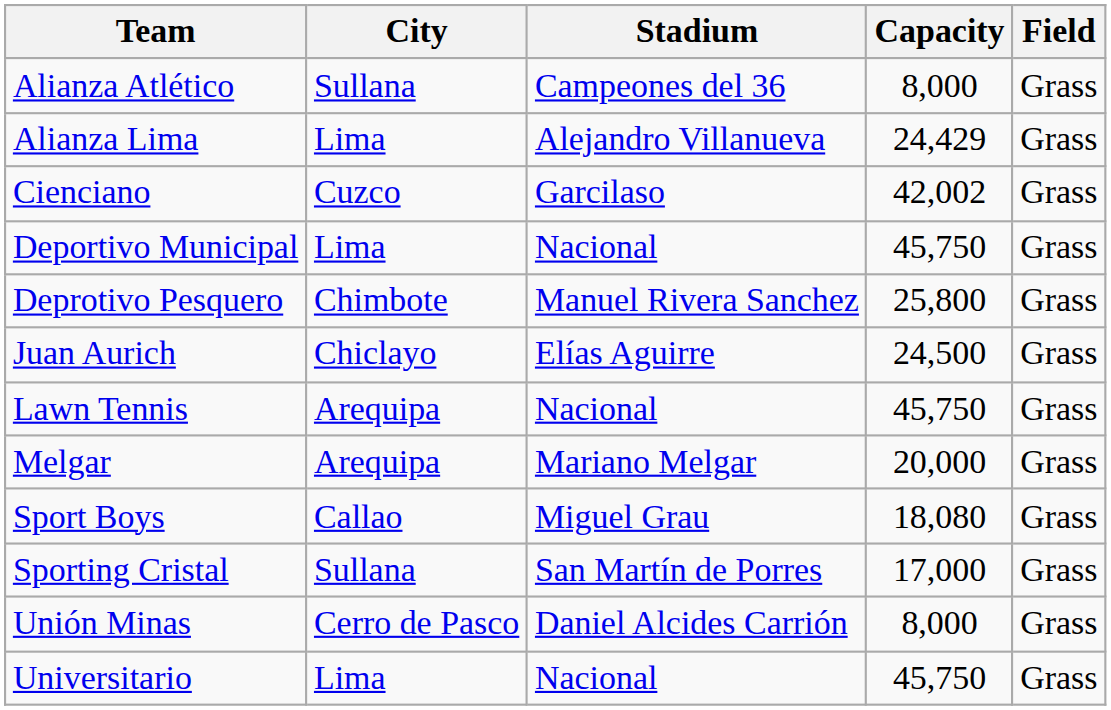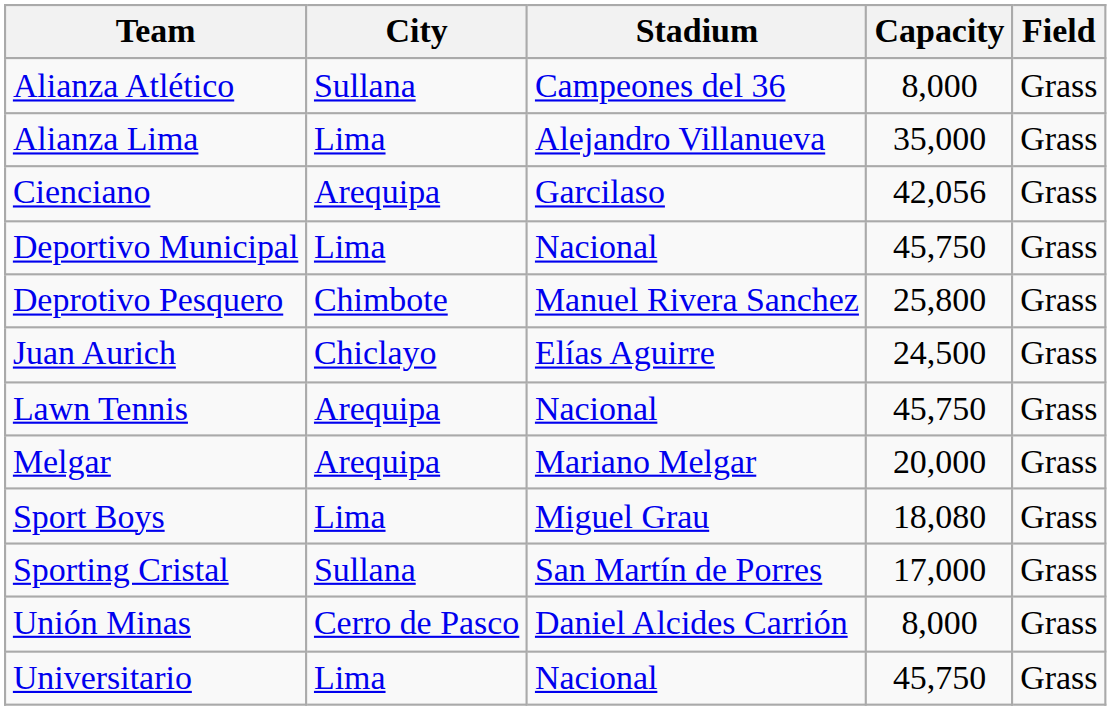(940, 138) 24,429 -> (940, 138) 35,000
(357, 192) Cuzco -> (377, 192) Arequipa
(940, 192) 42,002 -> (940, 192) 42,056
(358, 515) Callao -> (350, 515) Lima
